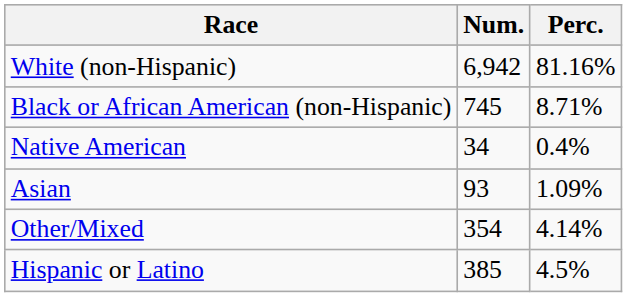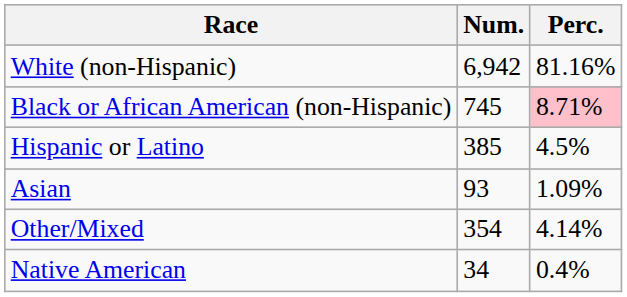(569, 106) no background -> (569, 106) pink background
rows swapped: (98, 147) <-> (107, 270)
